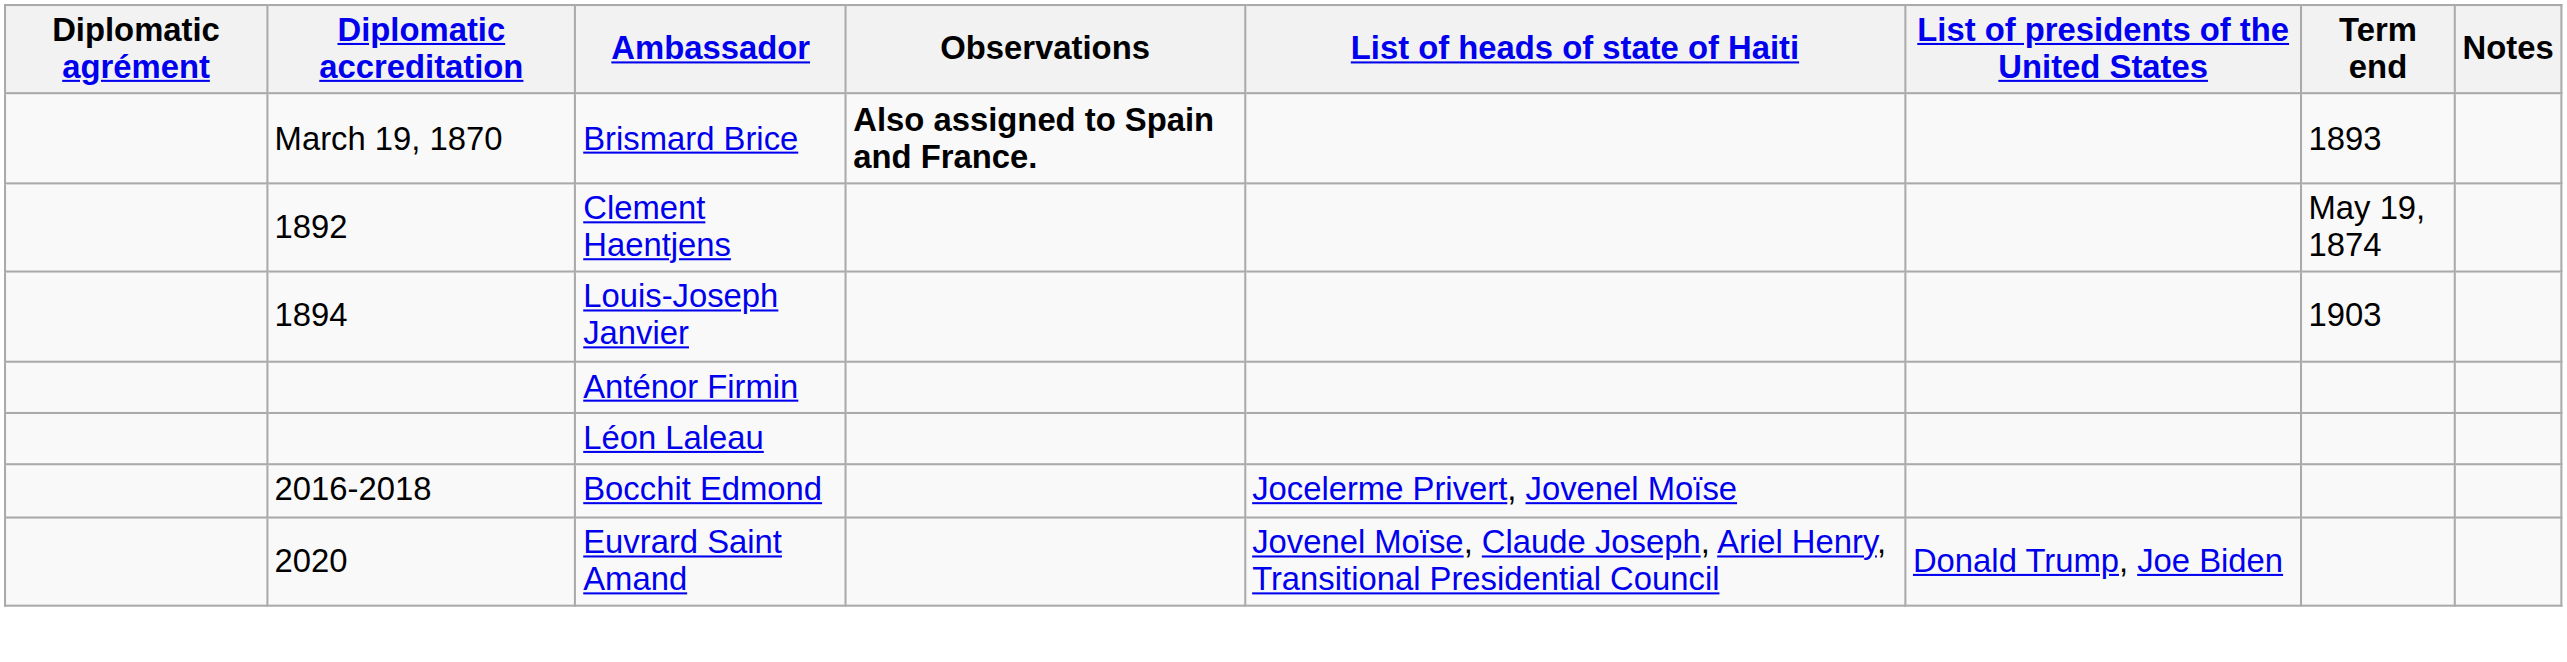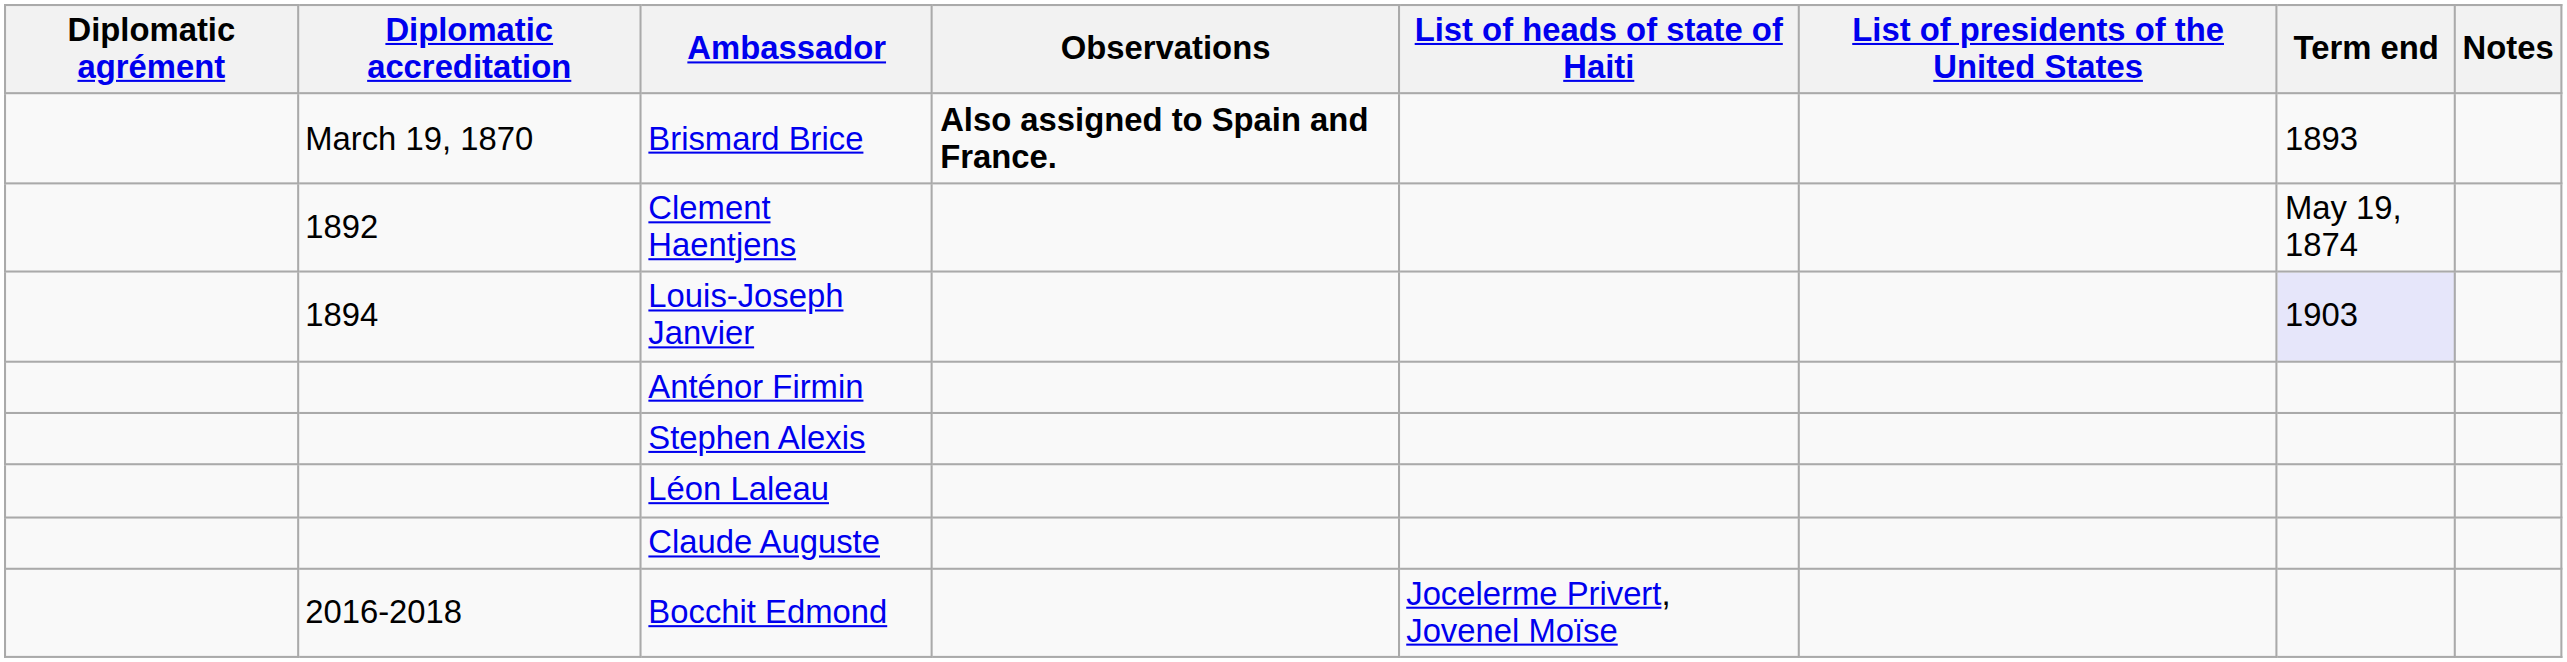(2345, 315) no background -> (2321, 315) lavender background
+ row: (757, 438)
+ row: (764, 542)
- row: (683, 560)
